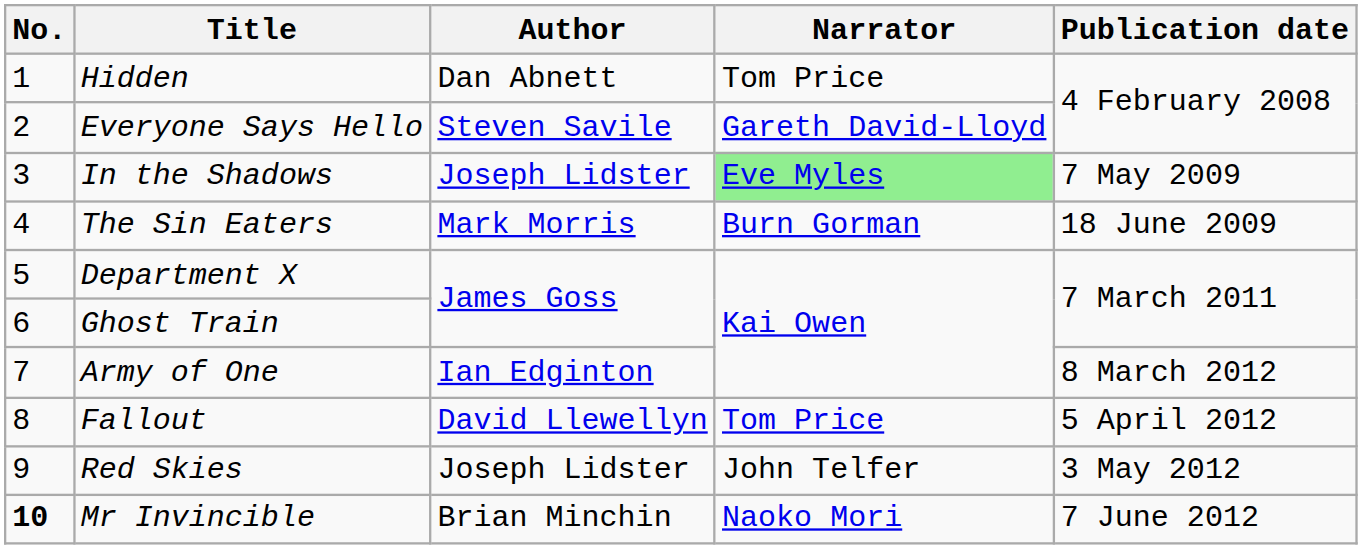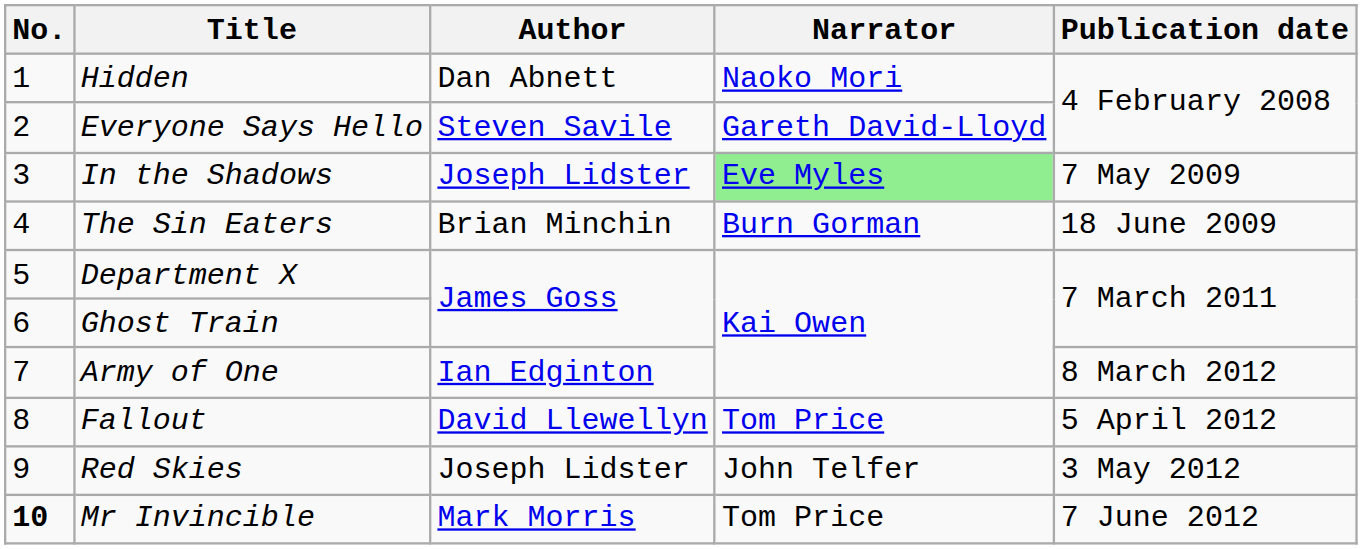(803, 79) Tom Price -> (812, 79) Naoko Mori
(537, 225) Mark Morris -> (555, 225) Brian Minchin
(555, 519) Brian Minchin -> (537, 519) Mark Morris
(812, 519) Naoko Mori -> (803, 519) Tom Price
